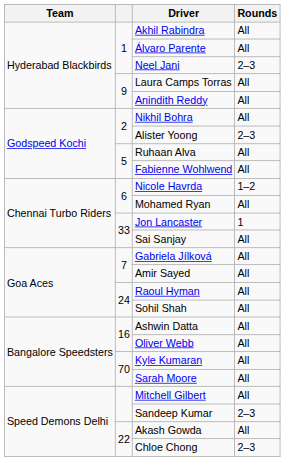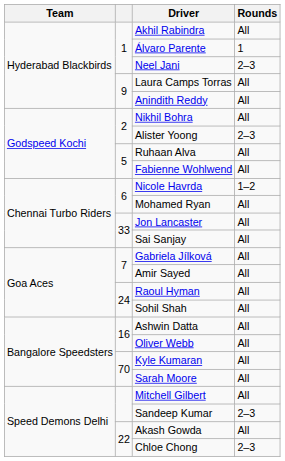(243, 48) All -> (240, 48) 1
(240, 221) 1 -> (243, 221) All
